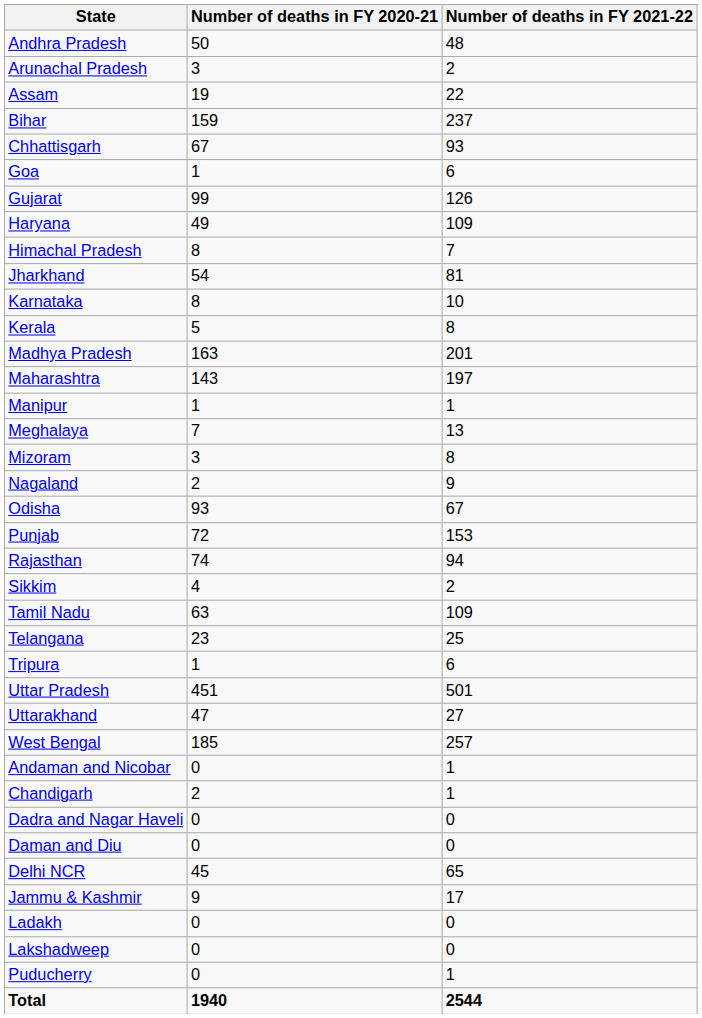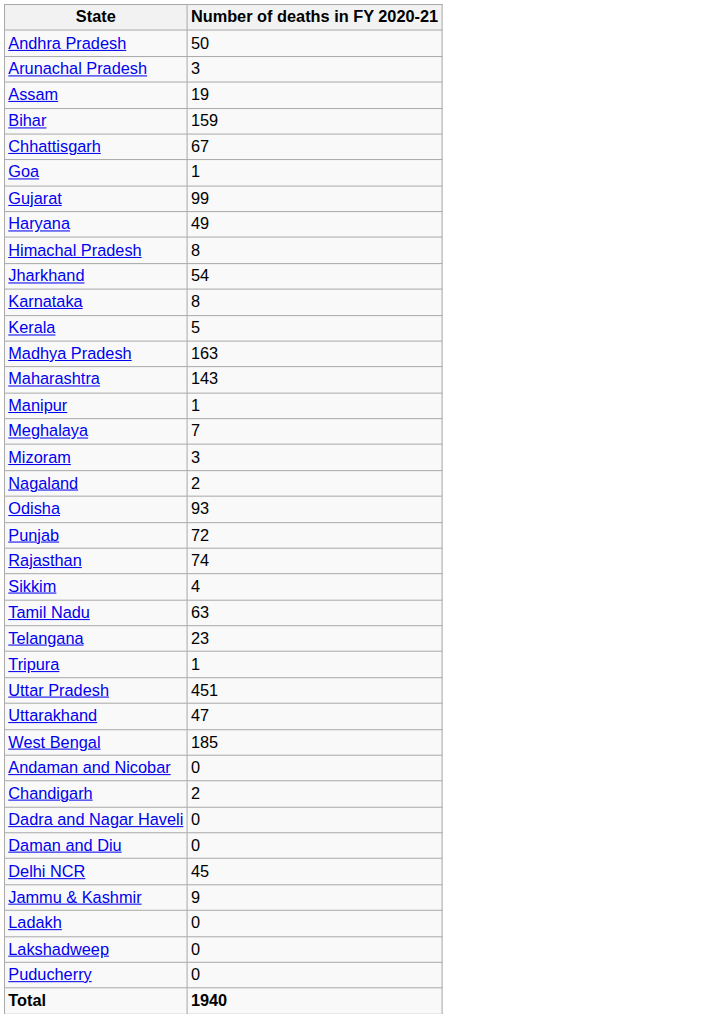- column: (569, 17)
